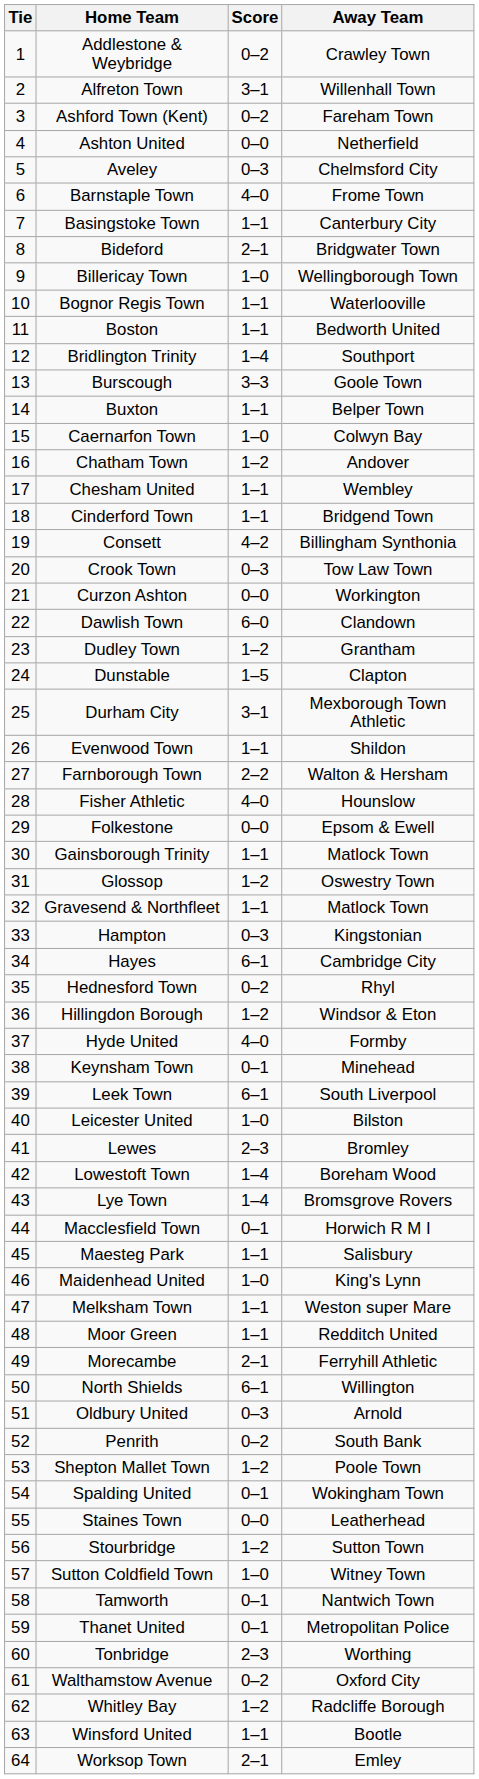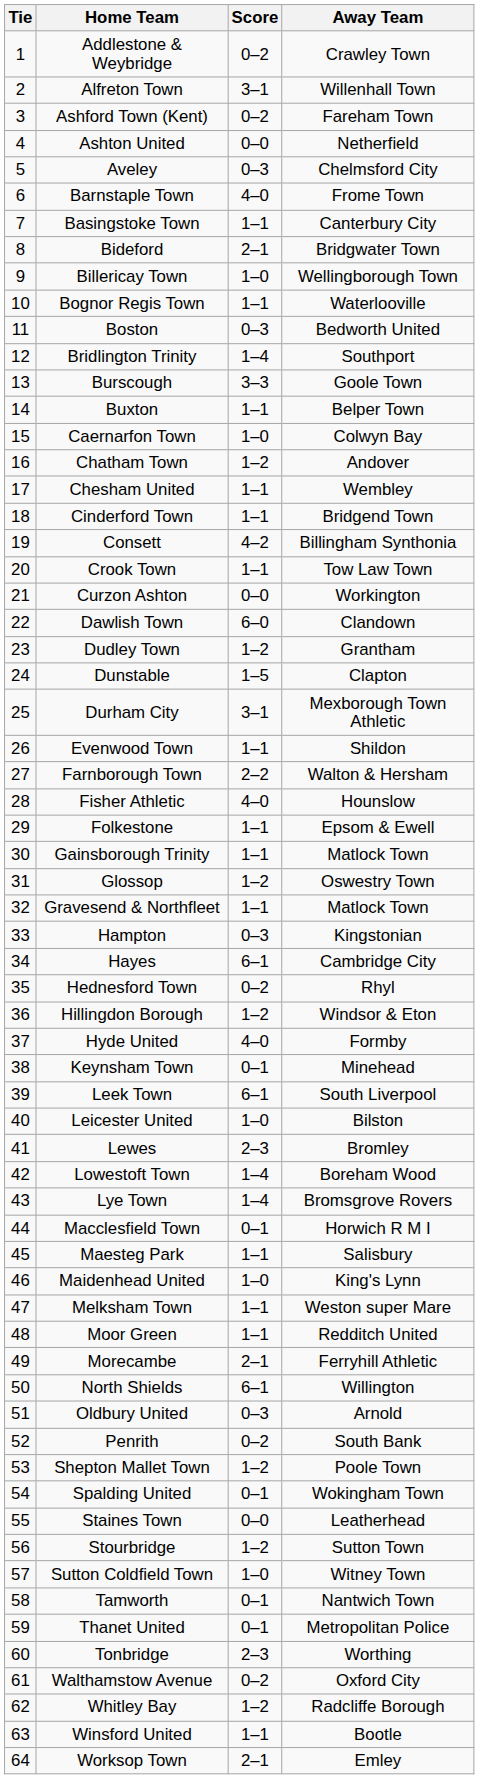(255, 329) 1–1 -> (255, 329) 0–3
(255, 569) 0–3 -> (255, 569) 1–1
(255, 828) 0–0 -> (255, 828) 1–1
